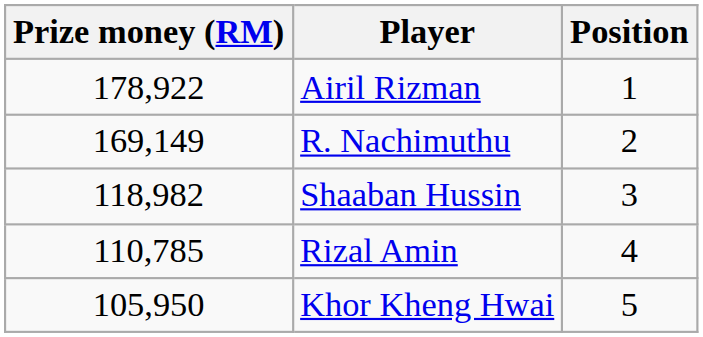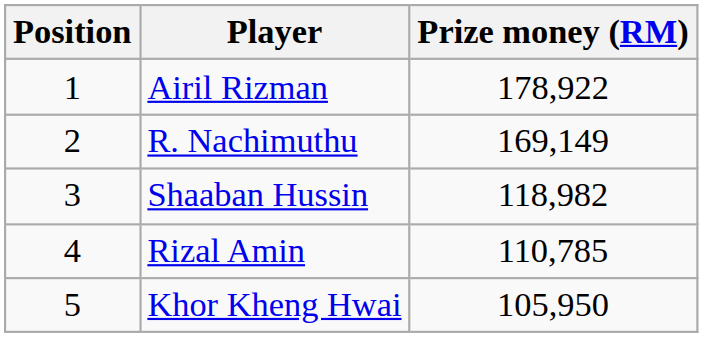columns swapped: (629, 31) <-> (149, 31)
